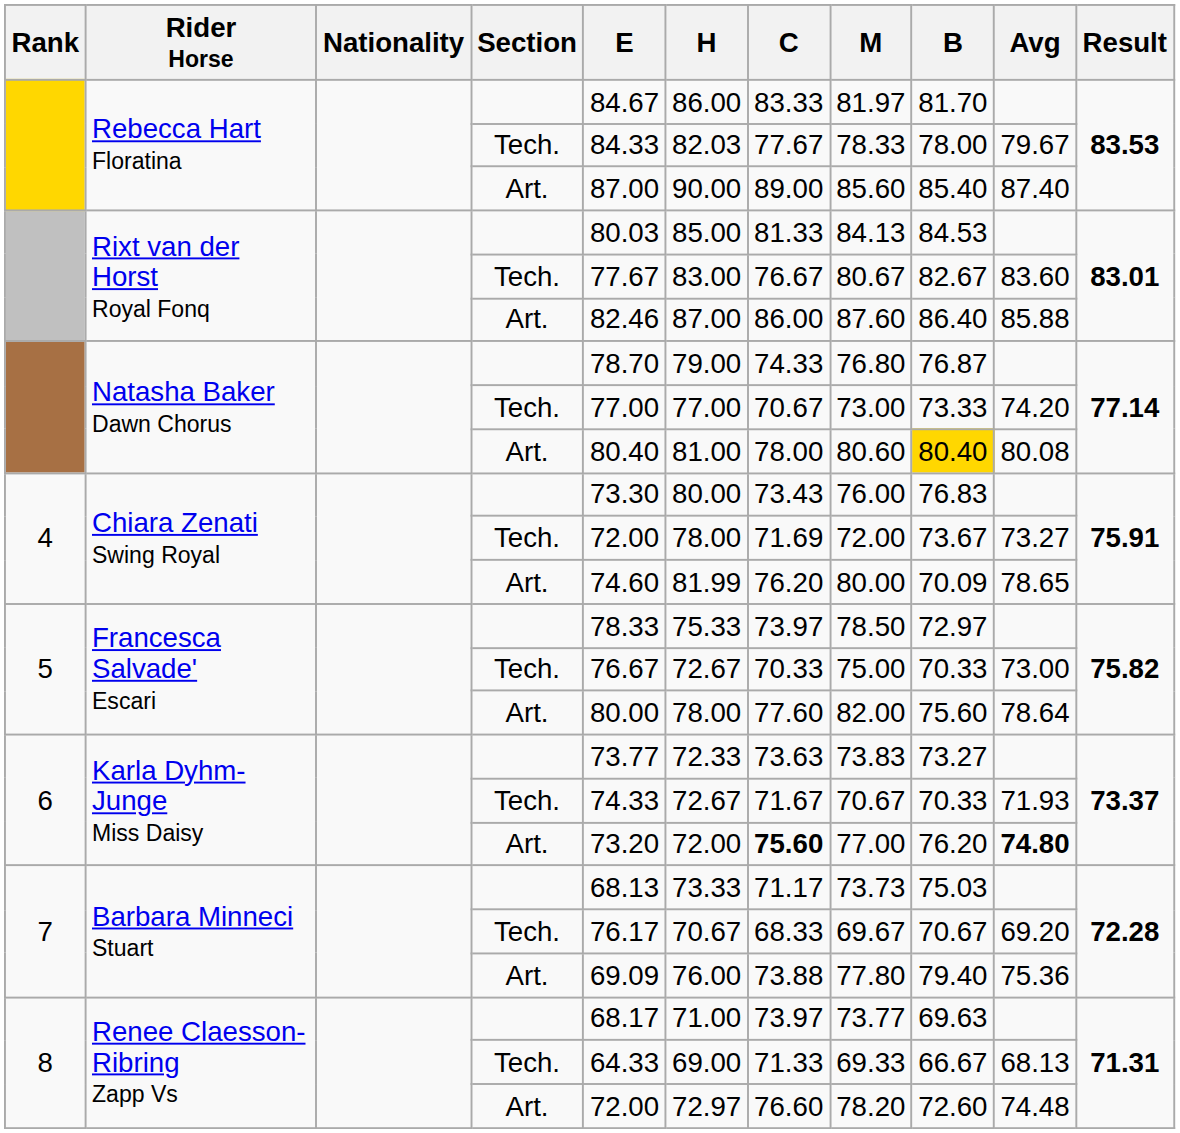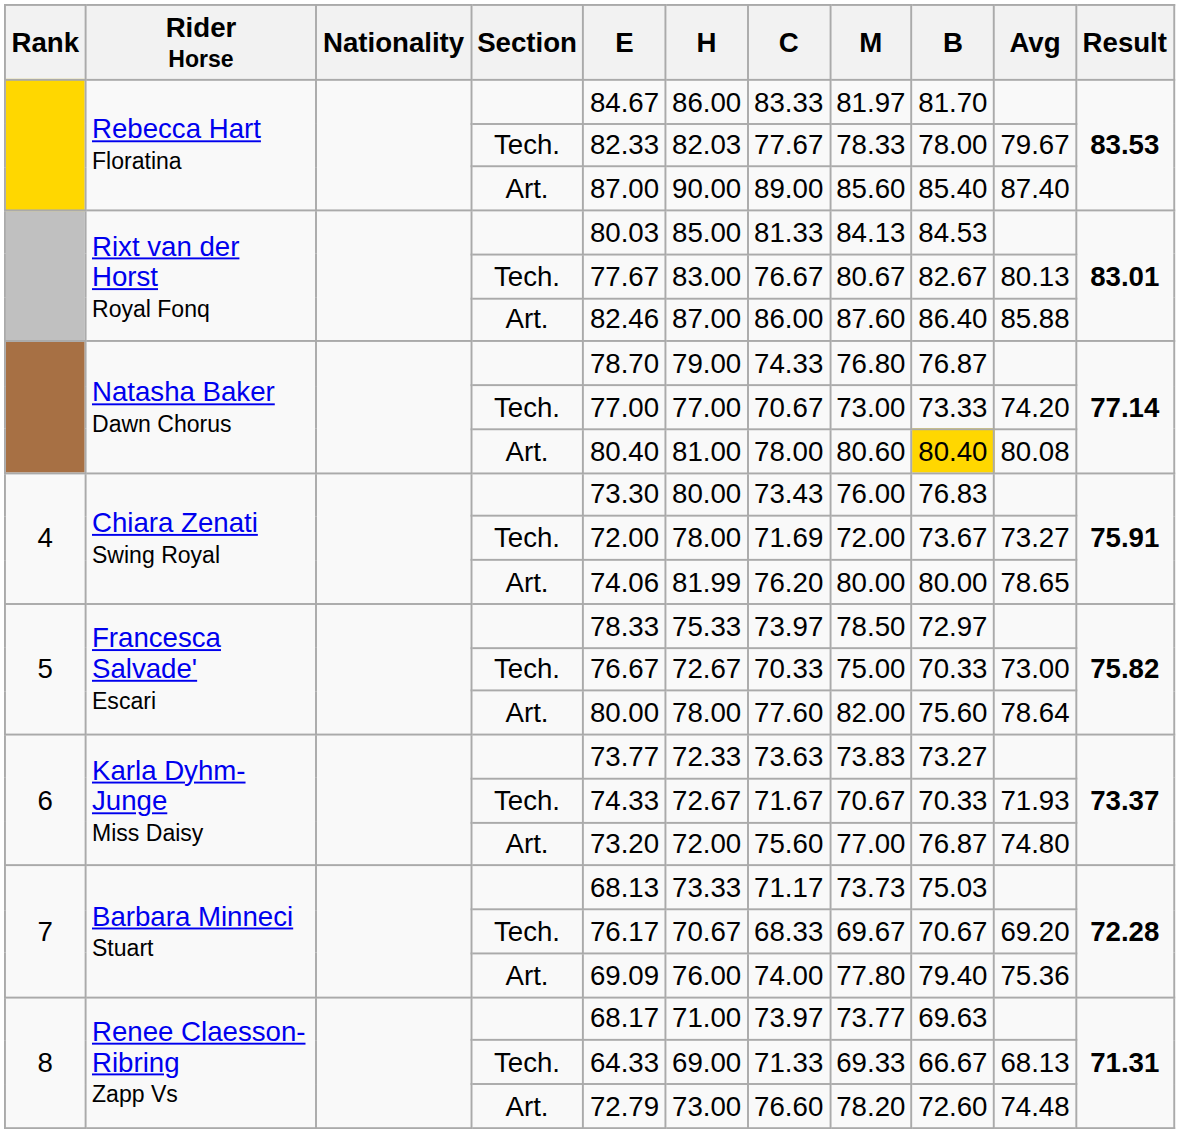(624, 145) 84.33 -> (624, 145) 82.33
(1035, 276) 83.60 -> (1035, 276) 80.13
(624, 582) 74.60 -> (624, 582) 74.06
(953, 582) 70.09 -> (953, 582) 80.00
(789, 844) bold -> (789, 844) normal
(953, 844) 76.20 -> (953, 844) 76.87
(1035, 844) bold -> (1035, 844) normal
(789, 975) 73.88 -> (789, 975) 74.00
(624, 1106) 72.00 -> (624, 1106) 72.79
(707, 1106) 72.97 -> (707, 1106) 73.00
